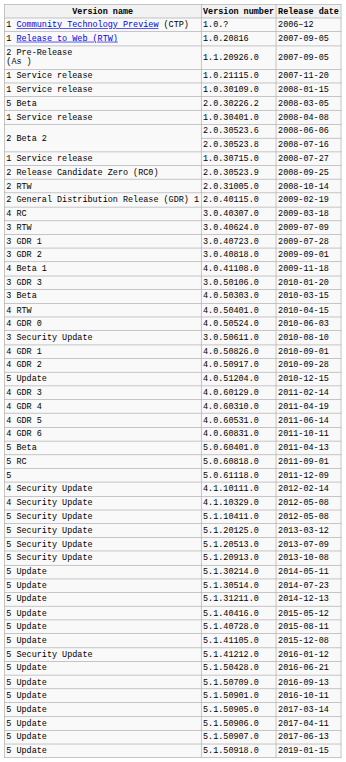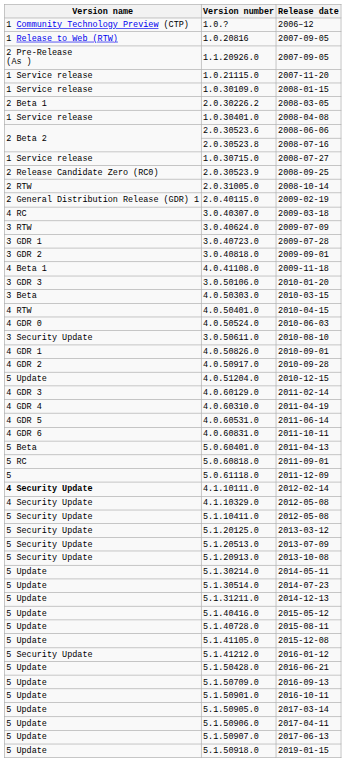(22, 104) 5 Beta -> (27, 104) 2 Beta 1
(49, 489) normal -> (49, 489) bold
